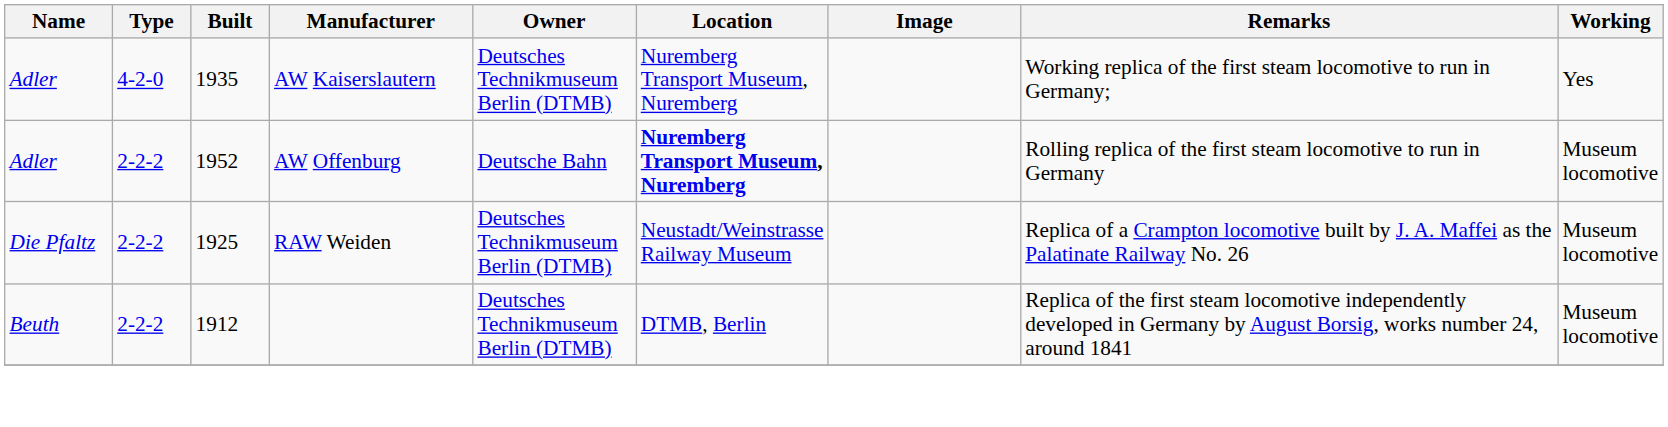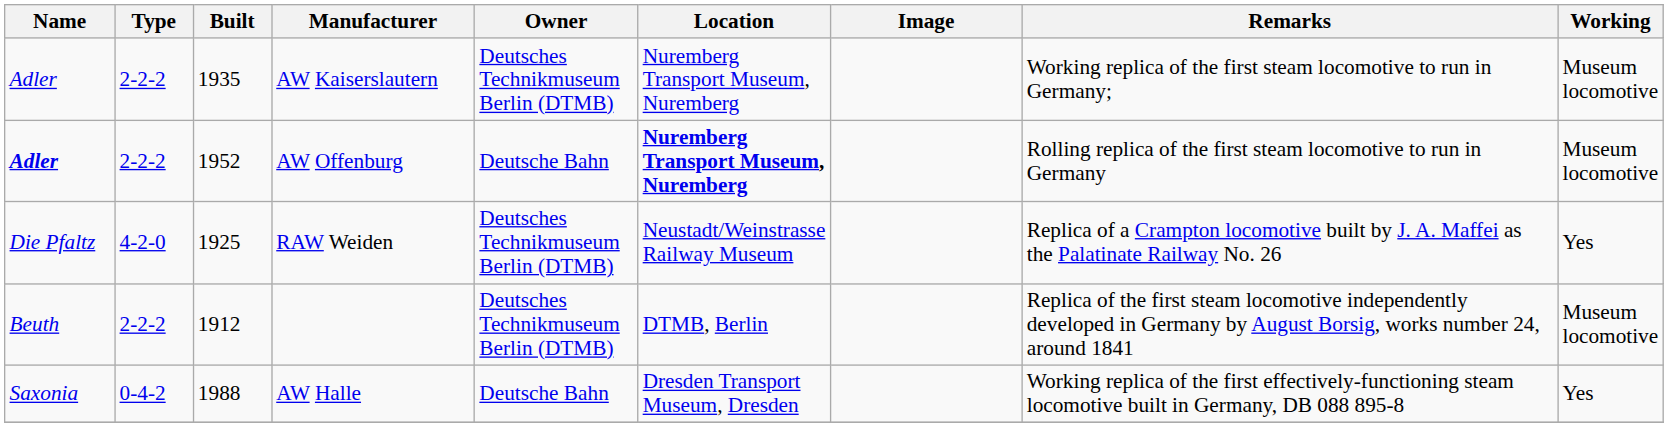(140, 79) 4-2-0 -> (143, 79) 2-2-2
(1578, 79) Yes -> (1610, 79) Museum locomotive
(33, 160) normal -> (34, 160) bold
(140, 242) 2-2-2 -> (143, 242) 4-2-0
(1610, 242) Museum locomotive -> (1578, 242) Yes
+ row: (219, 393)
